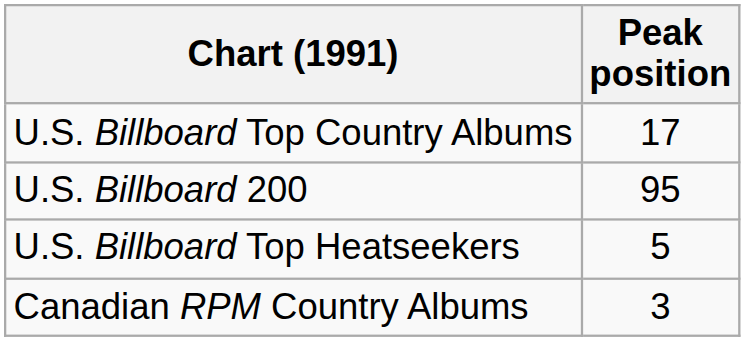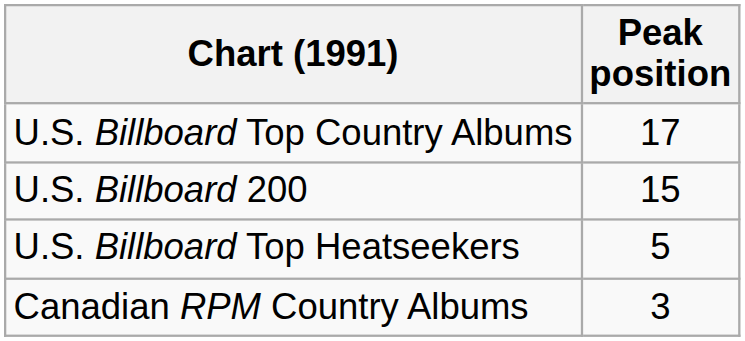(660, 190) 95 -> (660, 190) 15
